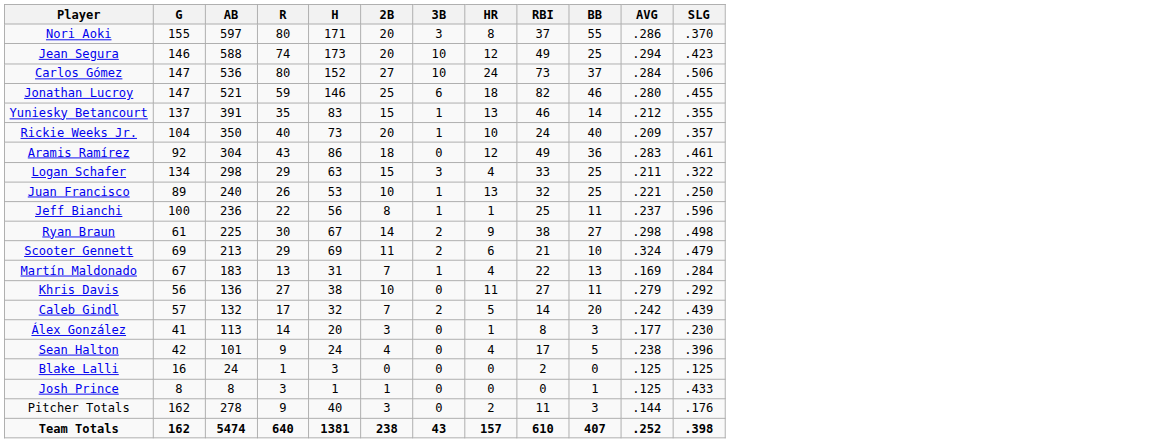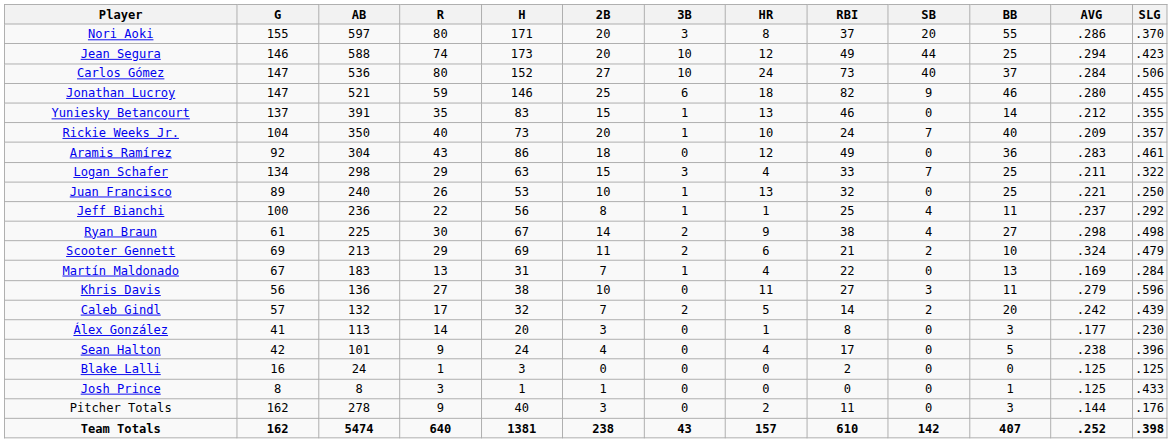+ column: (929, 14)
(699, 211) .596 -> (1150, 211) .292
(699, 290) .292 -> (1150, 290) .596
